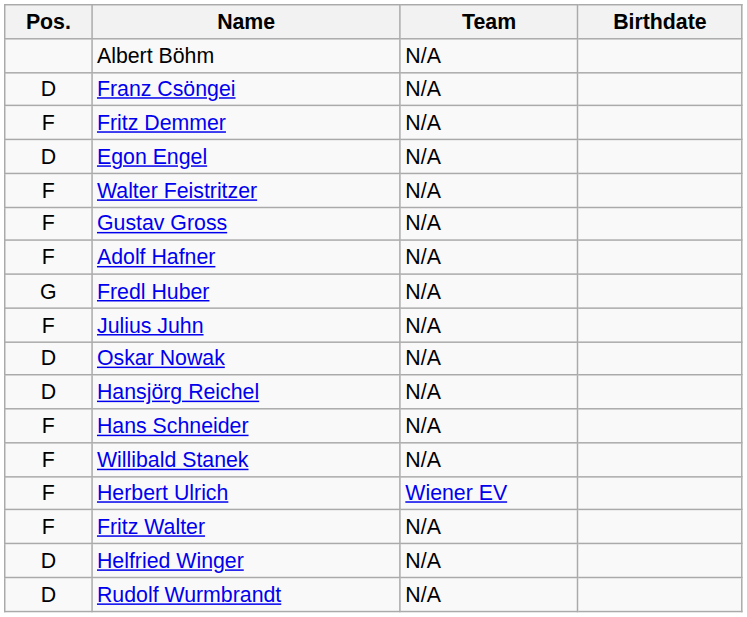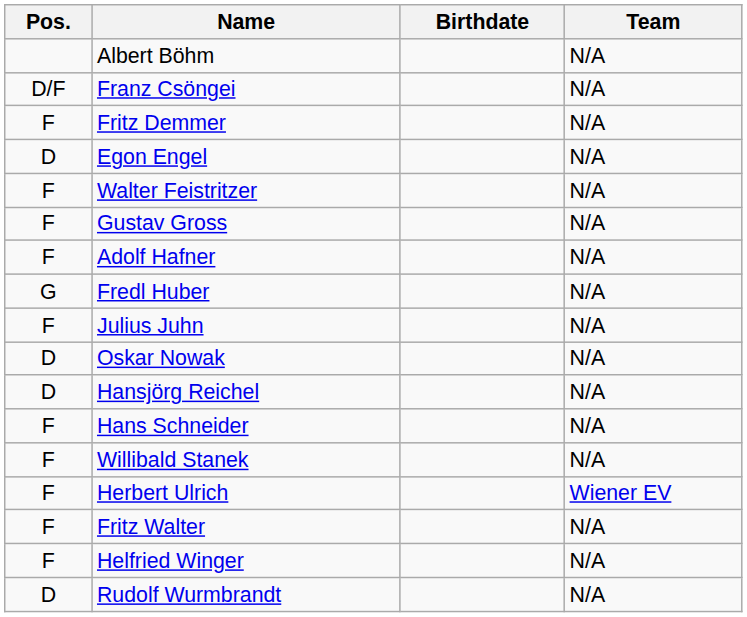columns swapped: (660, 22) <-> (489, 22)
(48, 89) D -> (48, 89) D/F
(48, 561) D -> (48, 561) F
